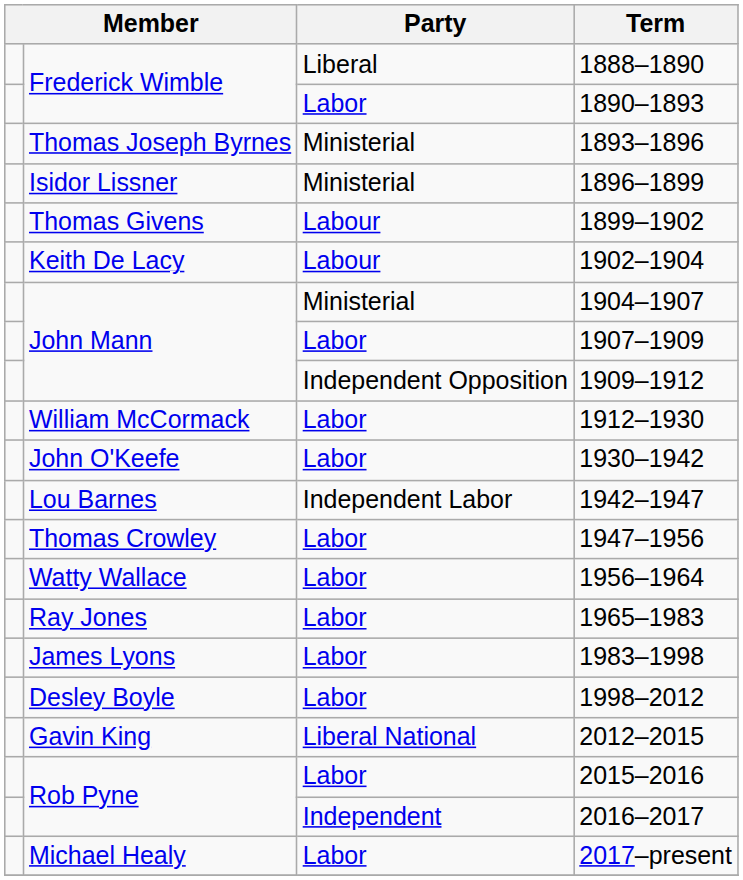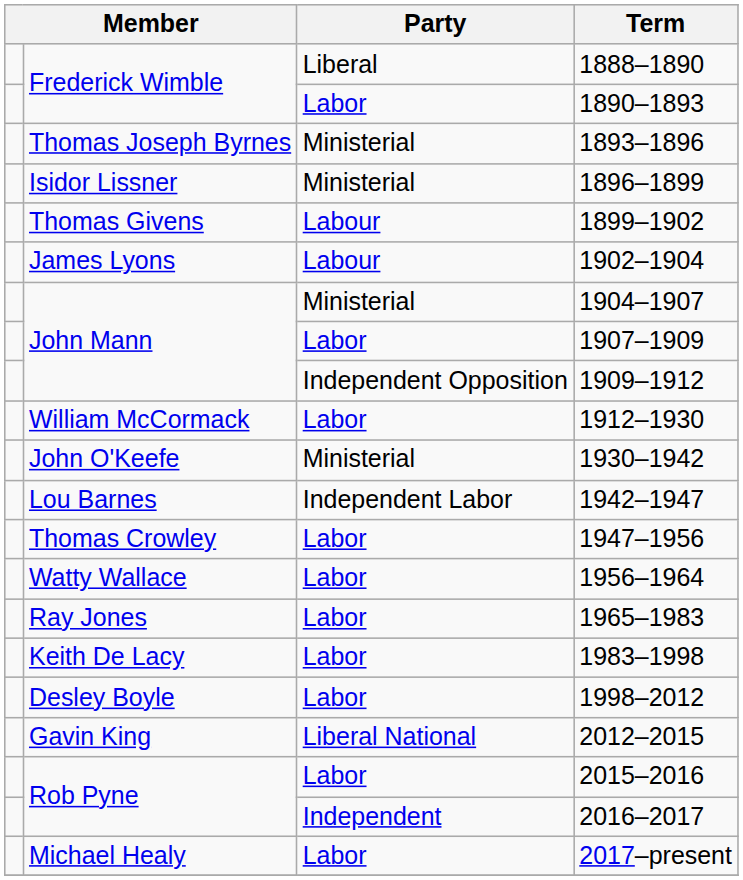(107, 261) Keith De Lacy -> (102, 261) James Lyons
(335, 459) Labor -> (359, 459) Ministerial
(102, 657) James Lyons -> (107, 657) Keith De Lacy
